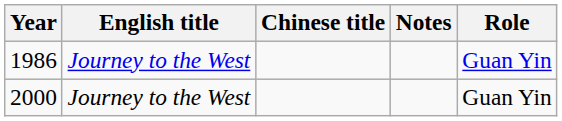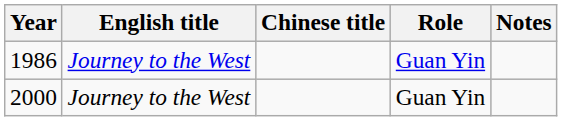columns swapped: (507, 23) <-> (424, 23)
